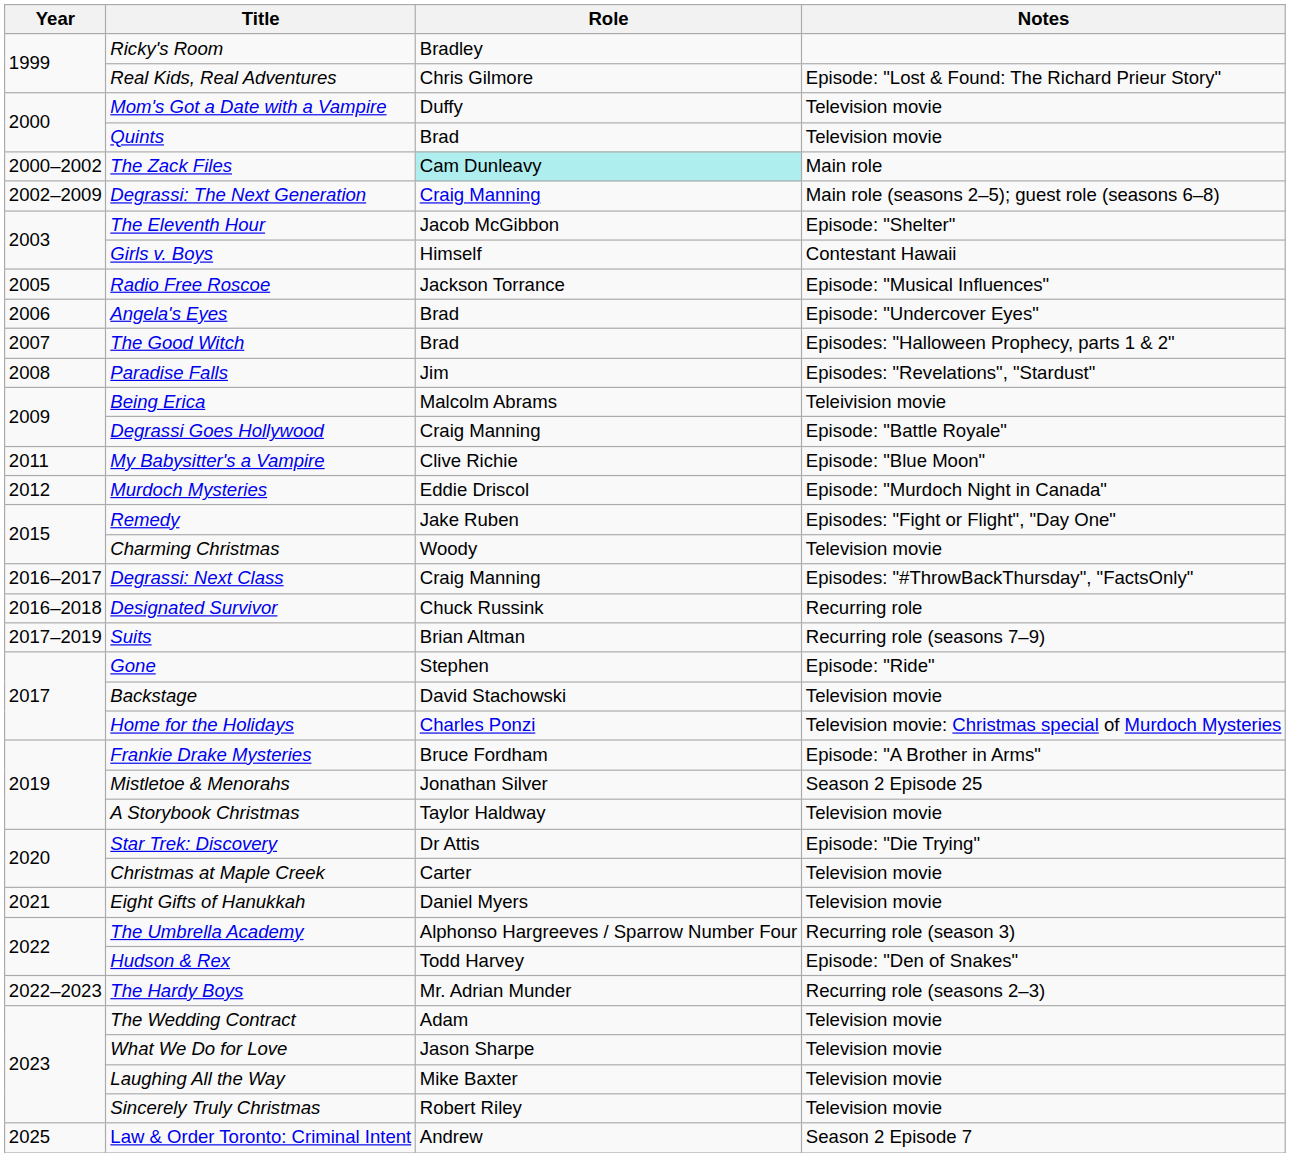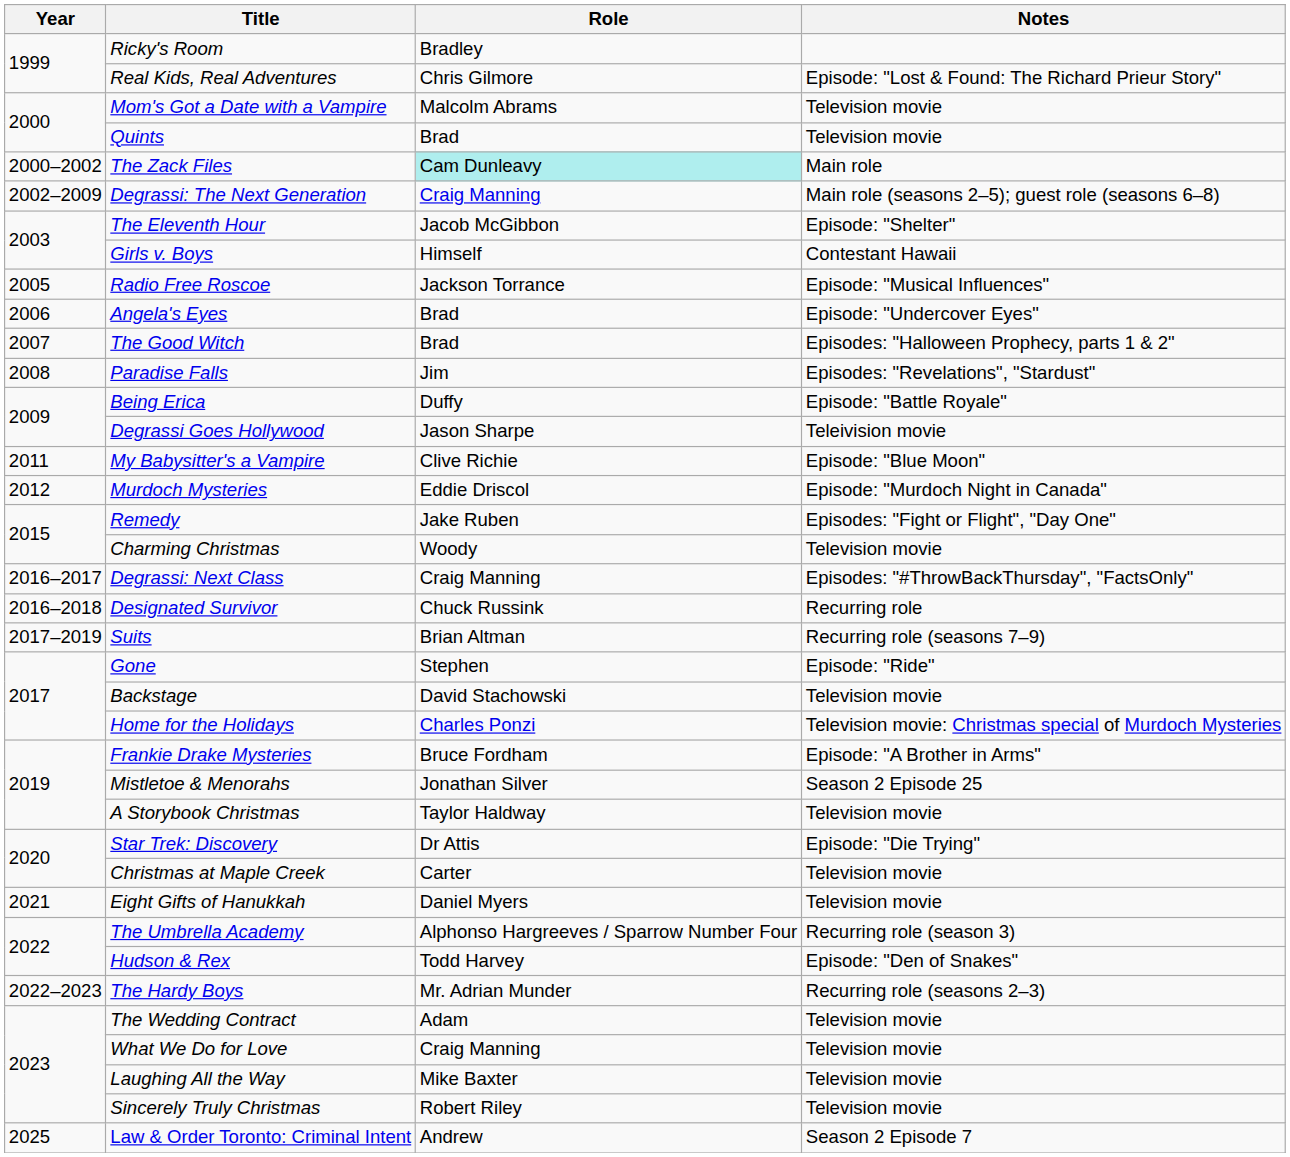(441, 107) Duffy -> (488, 107) Malcolm Abrams
(488, 401) Malcolm Abrams -> (441, 401) Duffy
(876, 401) Teleivision movie -> (906, 401) Episode: "Battle Royale"
(480, 431) Craig Manning -> (477, 431) Jason Sharpe
(906, 431) Episode: "Battle Royale" -> (876, 431) Teleivision movie
(477, 1049) Jason Sharpe -> (480, 1049) Craig Manning
